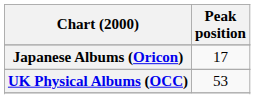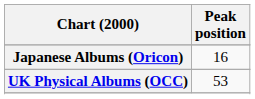(220, 57) 17 -> (220, 57) 16
